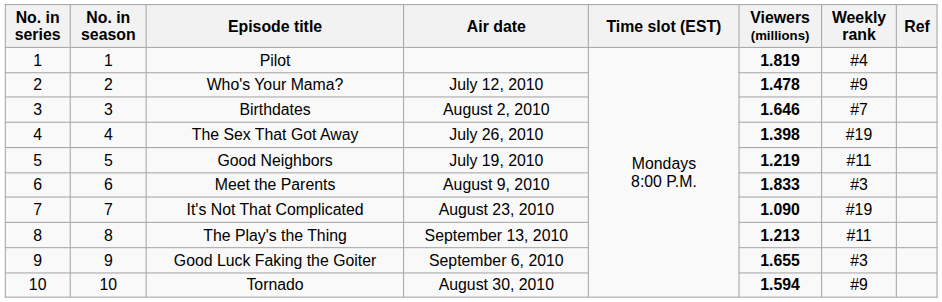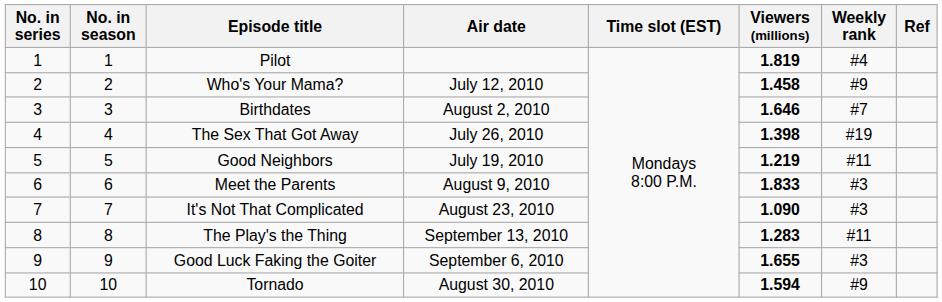(780, 85) 1.478 -> (780, 85) 1.458
(859, 210) #19 -> (859, 210) #3
(780, 235) 1.213 -> (780, 235) 1.283
